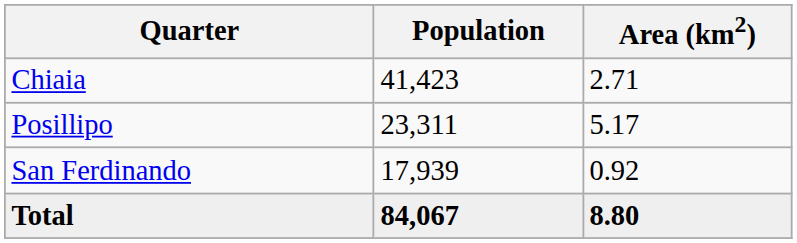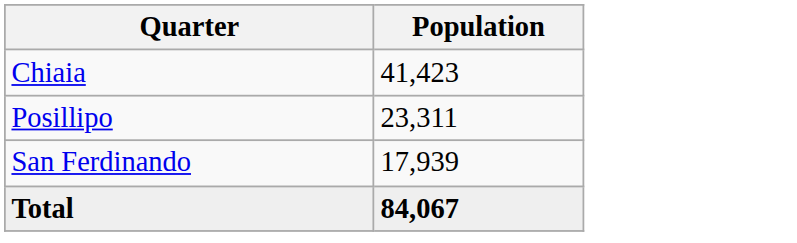- column: (687, 30)
